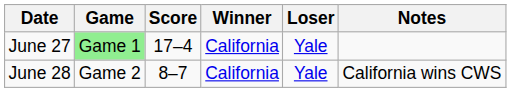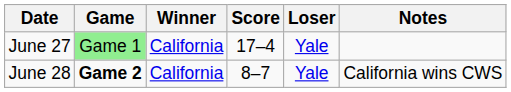columns swapped: (242, 18) <-> (173, 18)
(110, 73) normal -> (110, 73) bold
